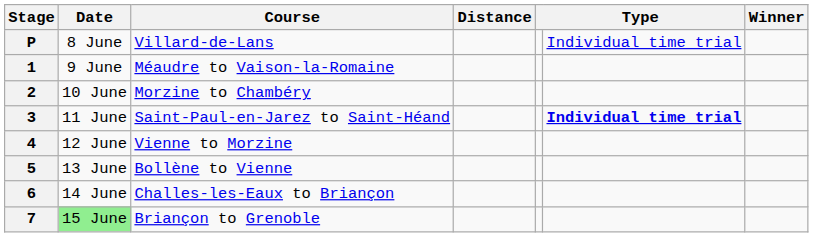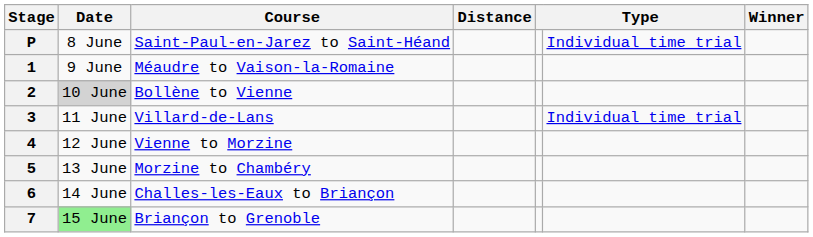(204, 42) Villard-de-Lans -> (292, 42) Saint-Paul-en-Jarez to Saint-Héand
(95, 93) no background -> (95, 93) lightgrey background
(223, 93) Morzine to Chambéry -> (213, 93) Bollène to Vienne
(292, 118) Saint-Paul-en-Jarez to Saint-Héand -> (204, 118) Villard-de-Lans
(644, 118) bold -> (644, 118) normal
(213, 168) Bollène to Vienne -> (223, 168) Morzine to Chambéry
